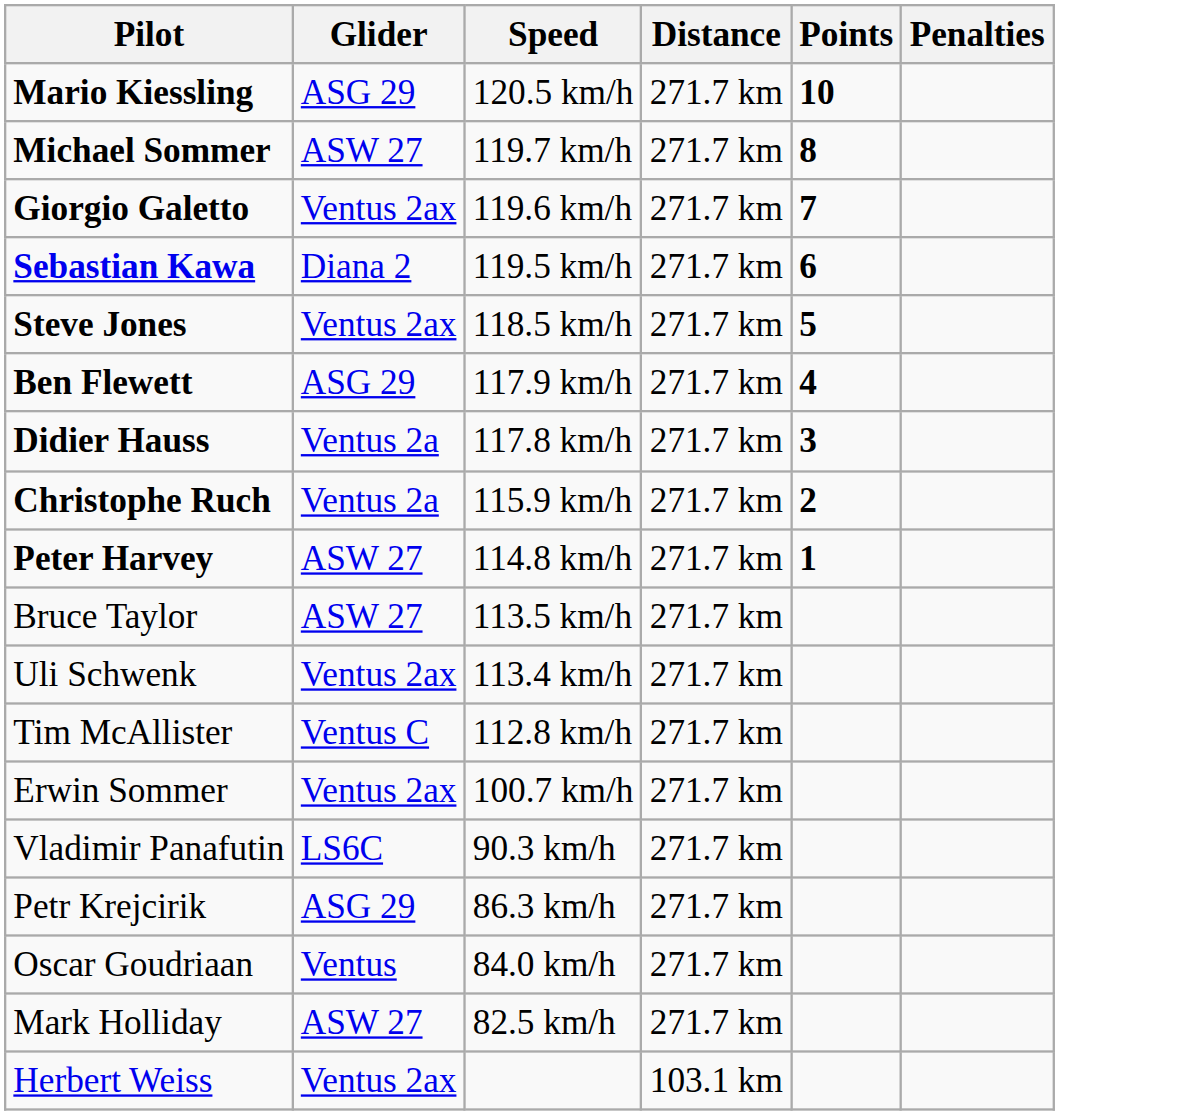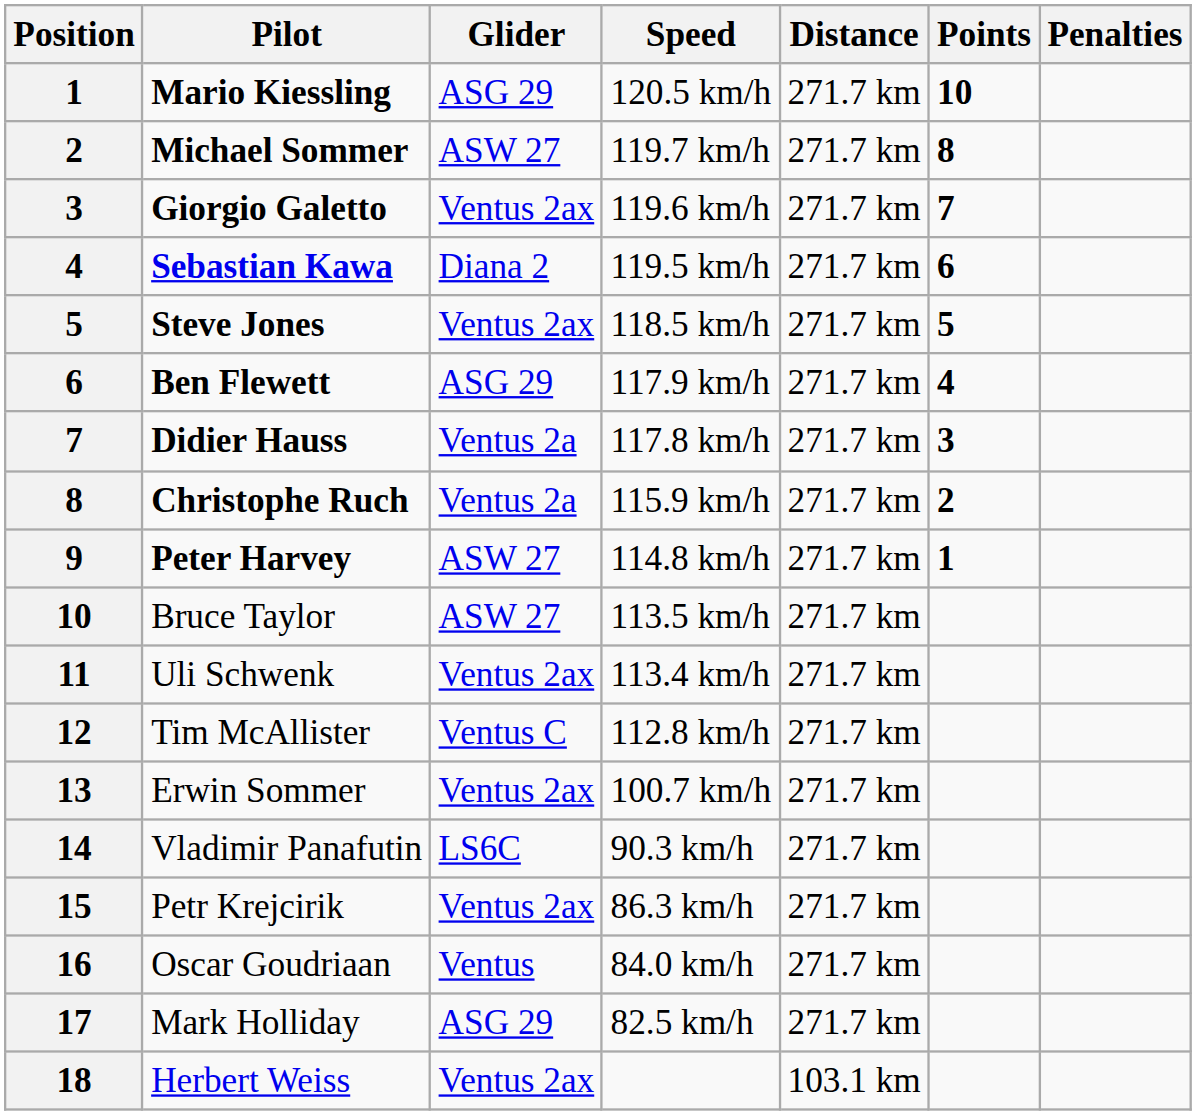+ column: (74, 33)
(358, 905) ASG 29 -> (516, 905) Ventus 2ax
(362, 1022) ASW 27 -> (496, 1022) ASG 29
